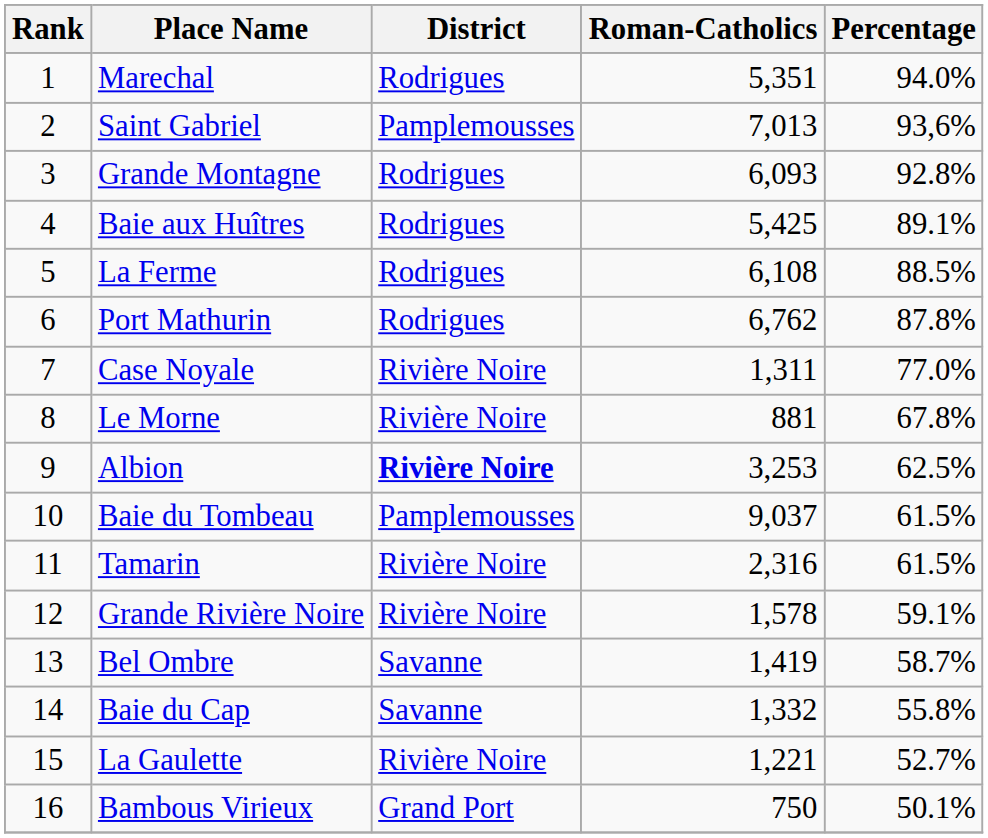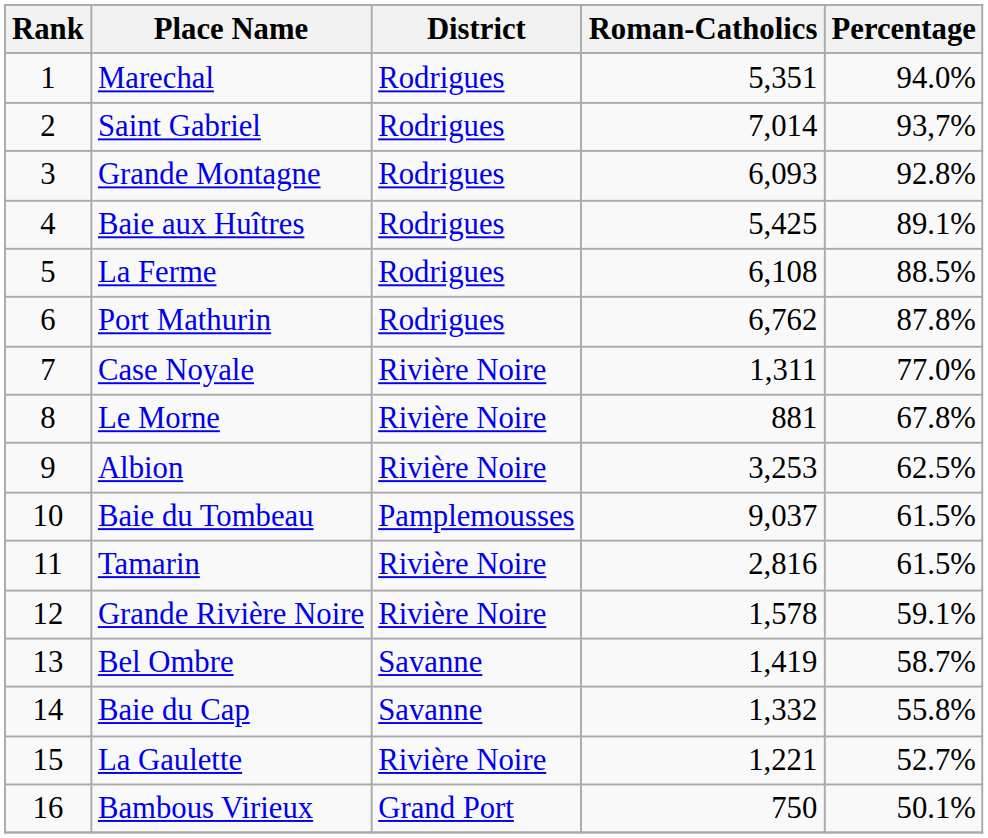(476, 126) Pamplemousses -> (441, 126) Rodrigues
(783, 126) 7,013 -> (783, 126) 7,014
(936, 126) 93,6% -> (936, 126) 93,7%
(466, 467) bold -> (462, 467) normal
(783, 564) 2,316 -> (783, 564) 2,816
